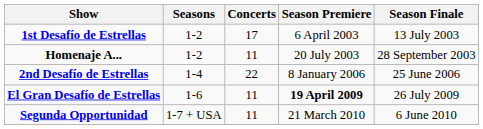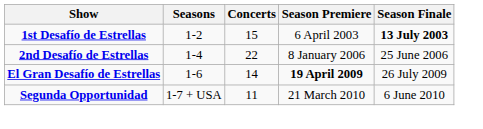(252, 34) 17 -> (252, 34) 15
(426, 34) normal -> (414, 34) bold
- row: (84, 54)
(252, 94) 11 -> (252, 74) 14
